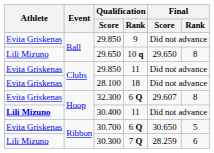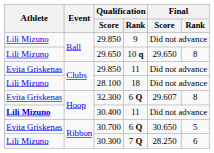(34, 40) Evita Griskenas -> (27, 40) Lili Mizuno
(34, 83) Evita Griskenas -> (27, 83) Lili Mizuno
(164, 141) 28.259 -> (164, 141) 28.250
